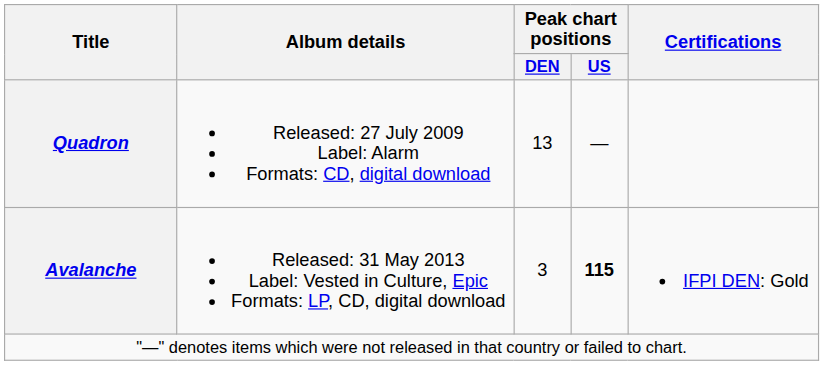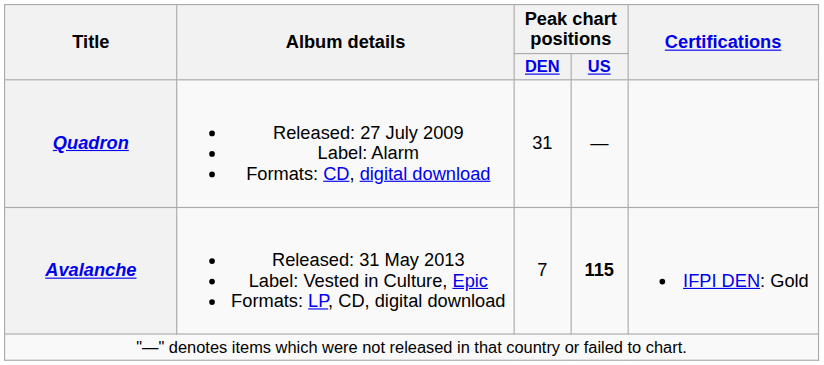(542, 143) 13 -> (542, 143) 31
(542, 270) 3 -> (542, 270) 7
